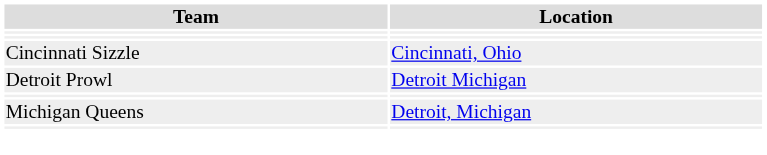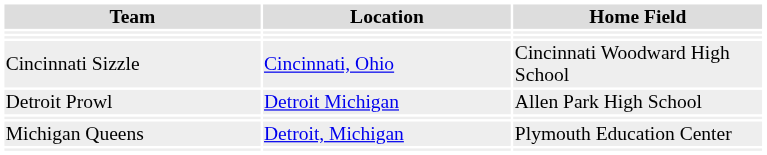+ column: (638, 16)
